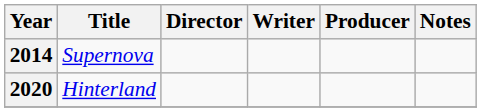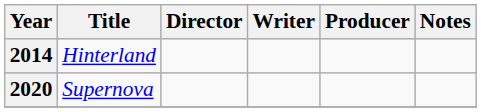(108, 55) Supernova -> (109, 55) Hinterland
(109, 89) Hinterland -> (108, 89) Supernova
